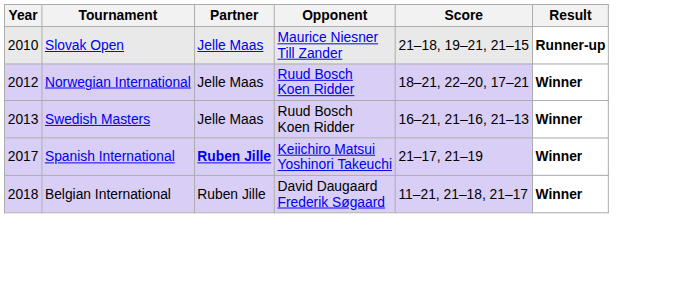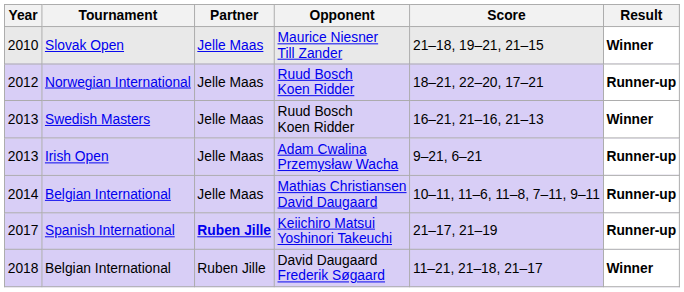(570, 45) Runner-up -> (630, 45) Winner
(559, 83) Winner -> (641, 83) Runner-up
+ row: (23, 157)
+ row: (23, 194)
(559, 157) Winner -> (641, 231) Runner-up
